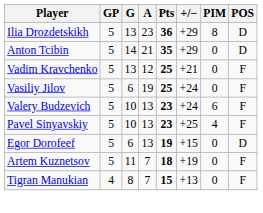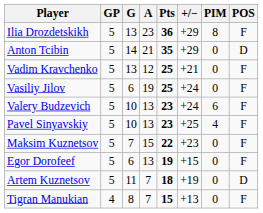(243, 32) D -> (243, 32) F
+ row: (53, 143)
(243, 143) D -> (243, 161) F
(243, 161) F -> (243, 180) D
